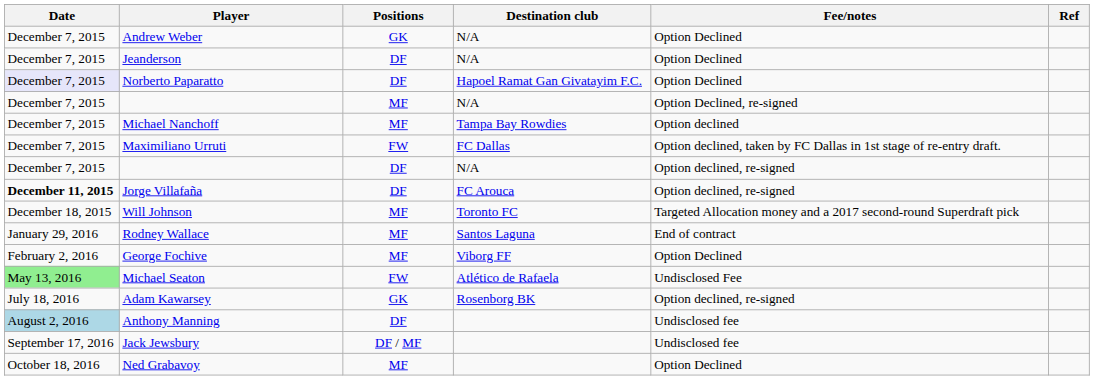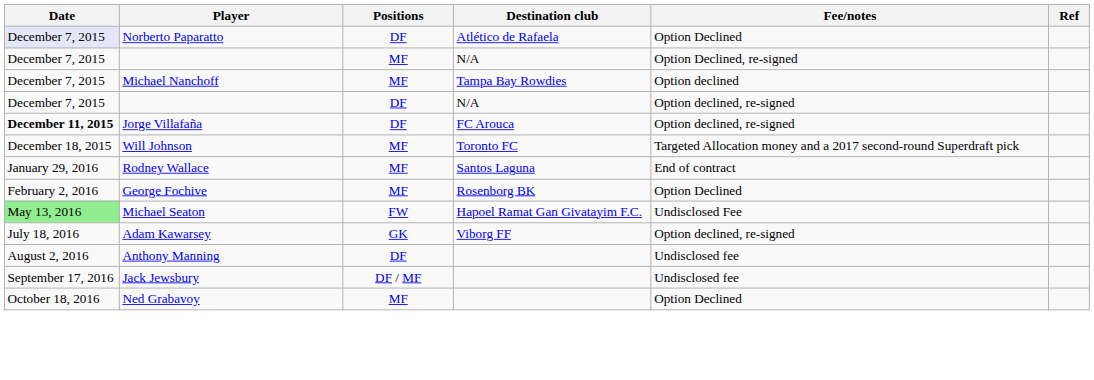- row: (162, 37)
- row: (152, 59)
(549, 81) Hapoel Ramat Gan Givatayim F.C. -> (508, 37) Atlético de Rafaela
- row: (174, 146)
(484, 255) Viborg FF -> (496, 190) Rosenborg BK
(508, 277) Atlético de Rafaela -> (549, 211) Hapoel Ramat Gan Givatayim F.C.
(496, 299) Rosenborg BK -> (484, 233) Viborg FF
(48, 320) lightblue background -> (48, 255) no background
